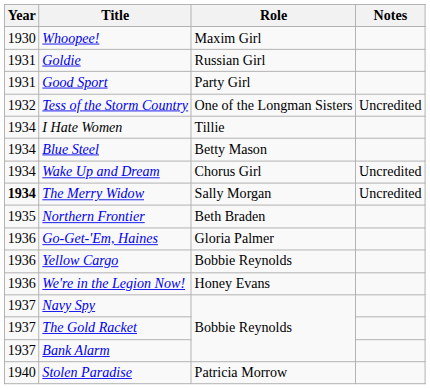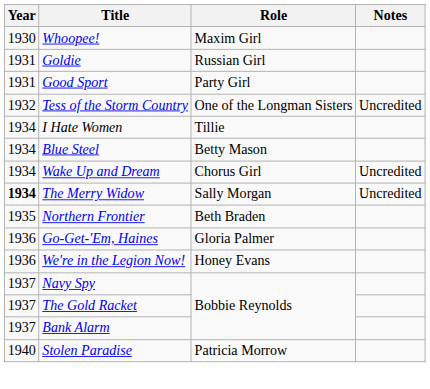- row: (80, 261)
